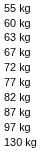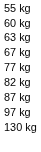- row: (17, 68)
